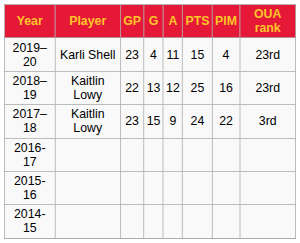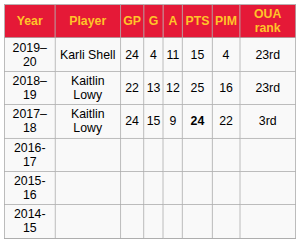(132, 54) 23 -> (132, 54) 24
(132, 121) 23 -> (132, 121) 24
(197, 121) normal -> (197, 121) bold
